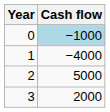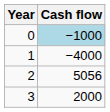(88, 76) 5000 -> (88, 76) 5056
